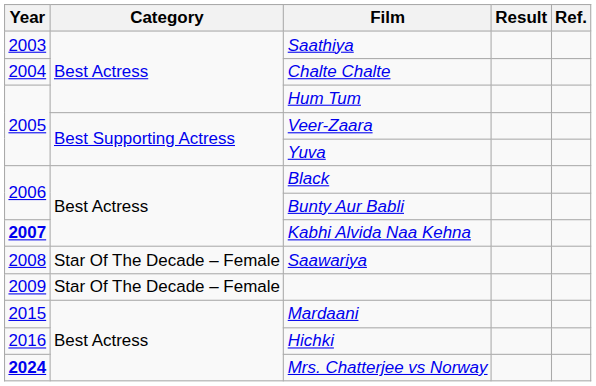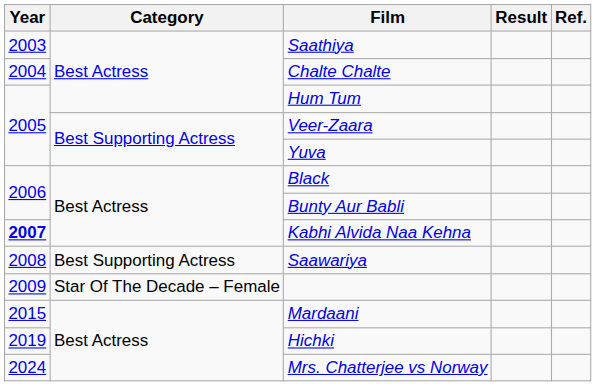(167, 260) Star Of The Decade – Female -> (144, 260) Best Supporting Actress
(27, 340) 2016 -> (27, 340) 2019
(27, 367) bold -> (27, 367) normal
